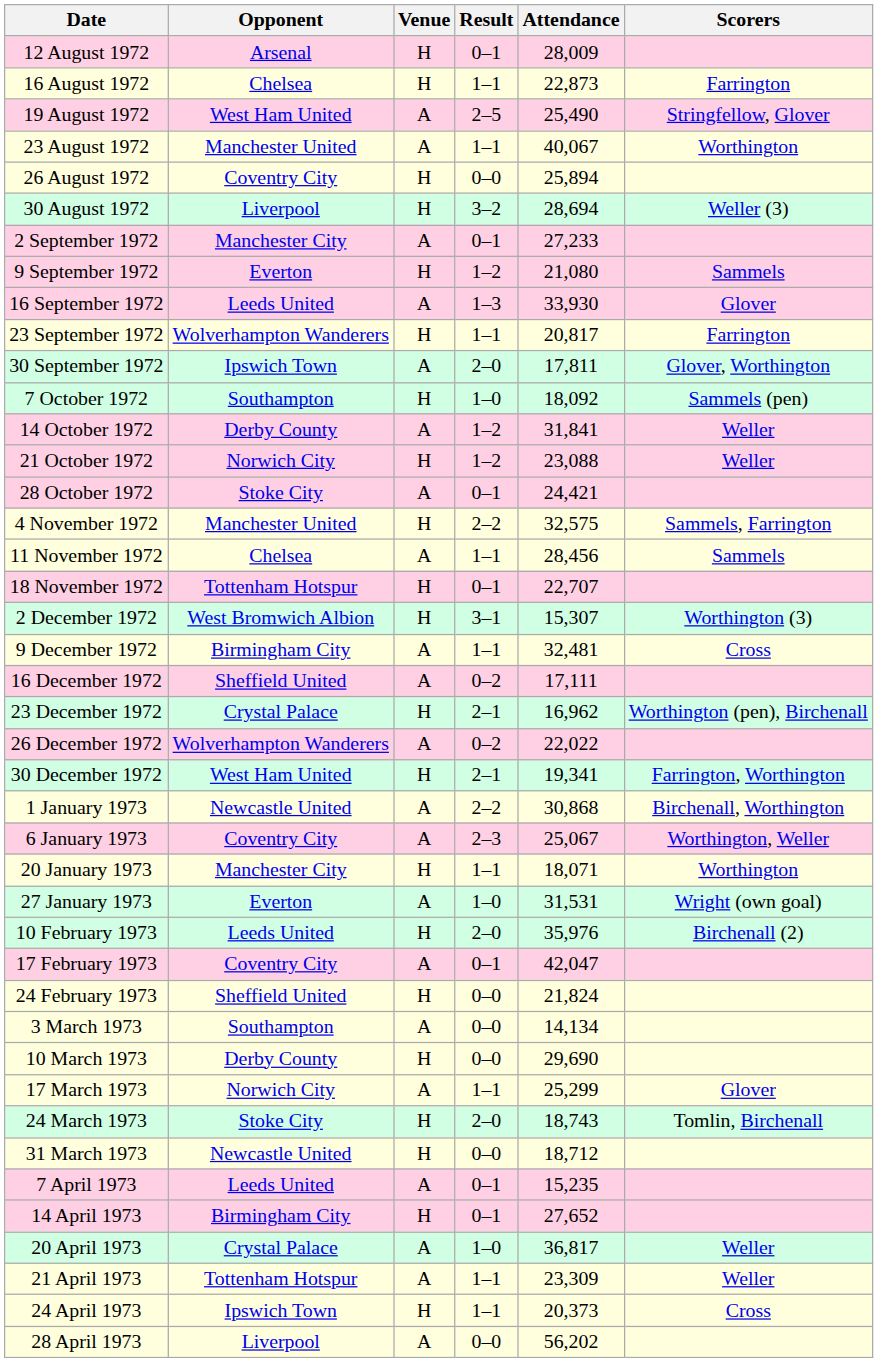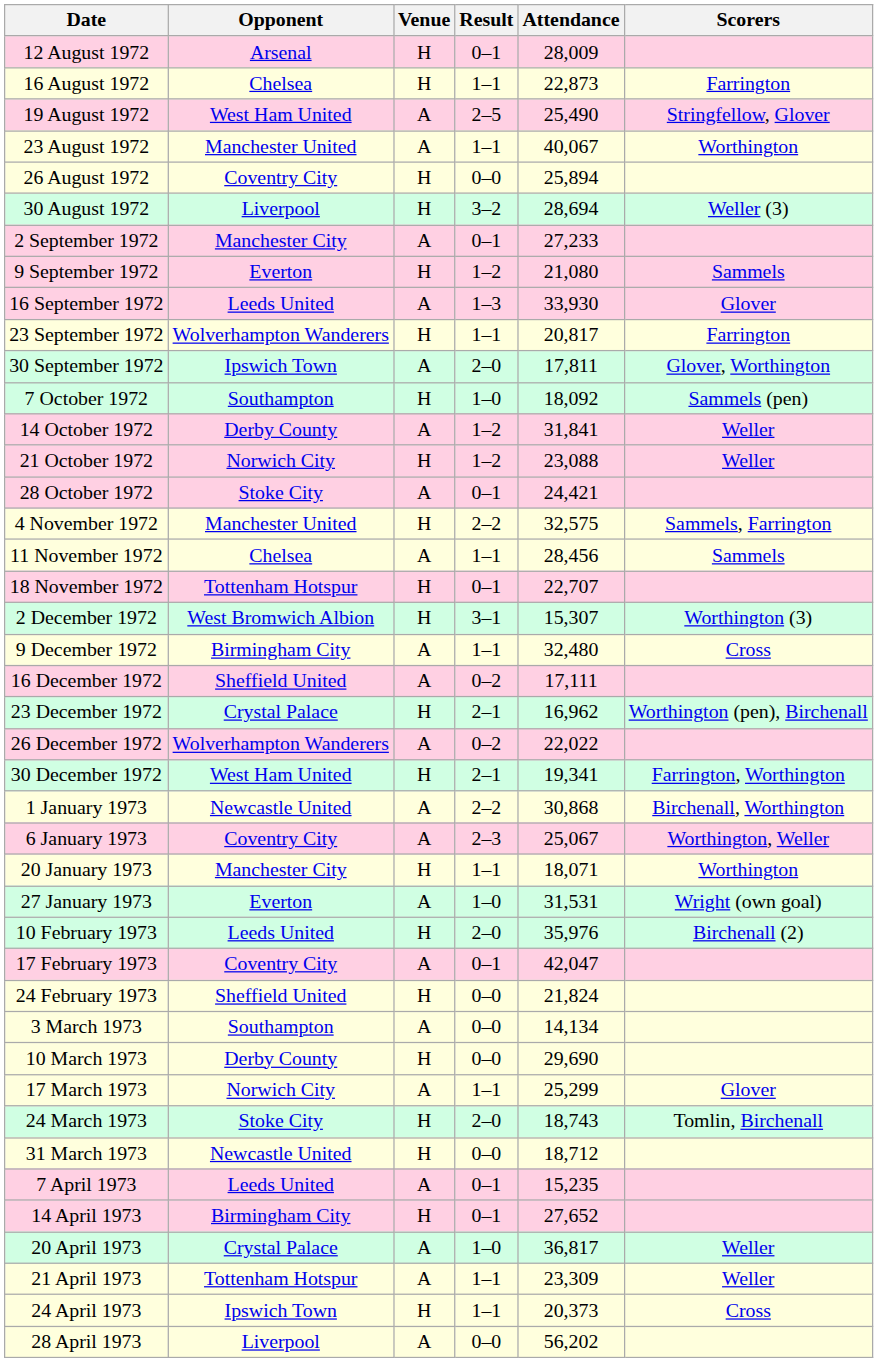(571, 649) 32,481 -> (571, 649) 32,480
